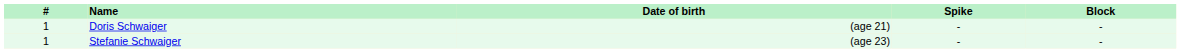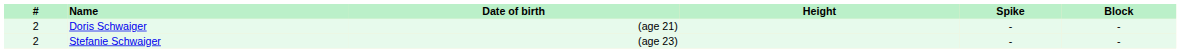+ column: (819, 11)
(46, 26) 1 -> (36, 26) 2
(46, 41) 1 -> (36, 41) 2
